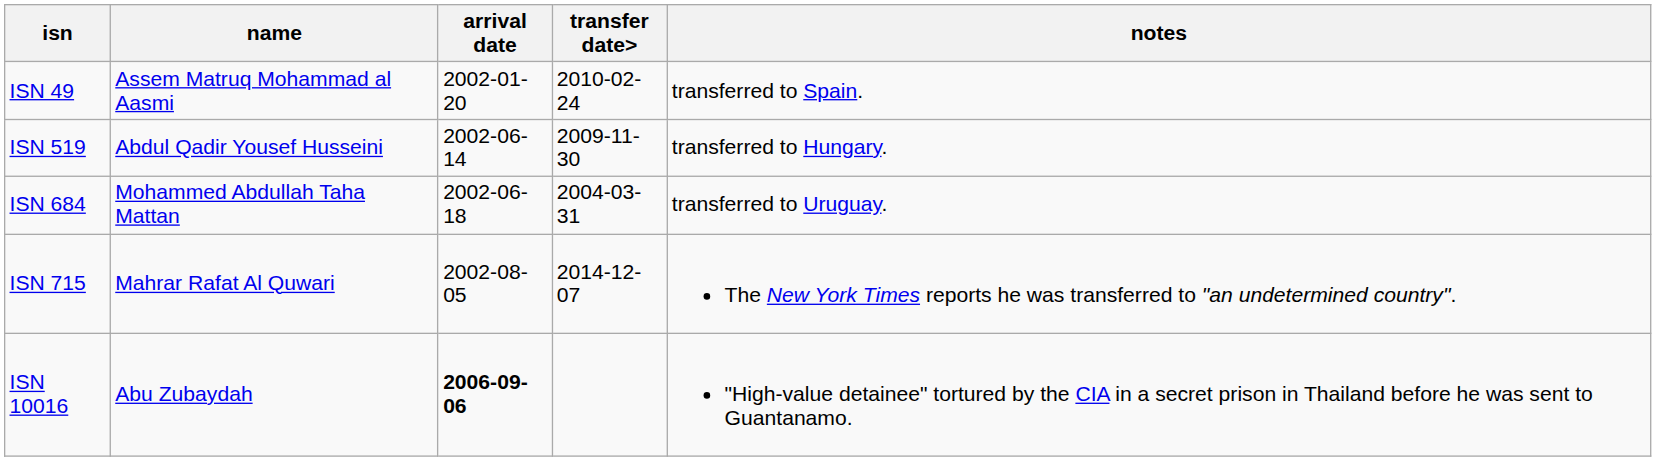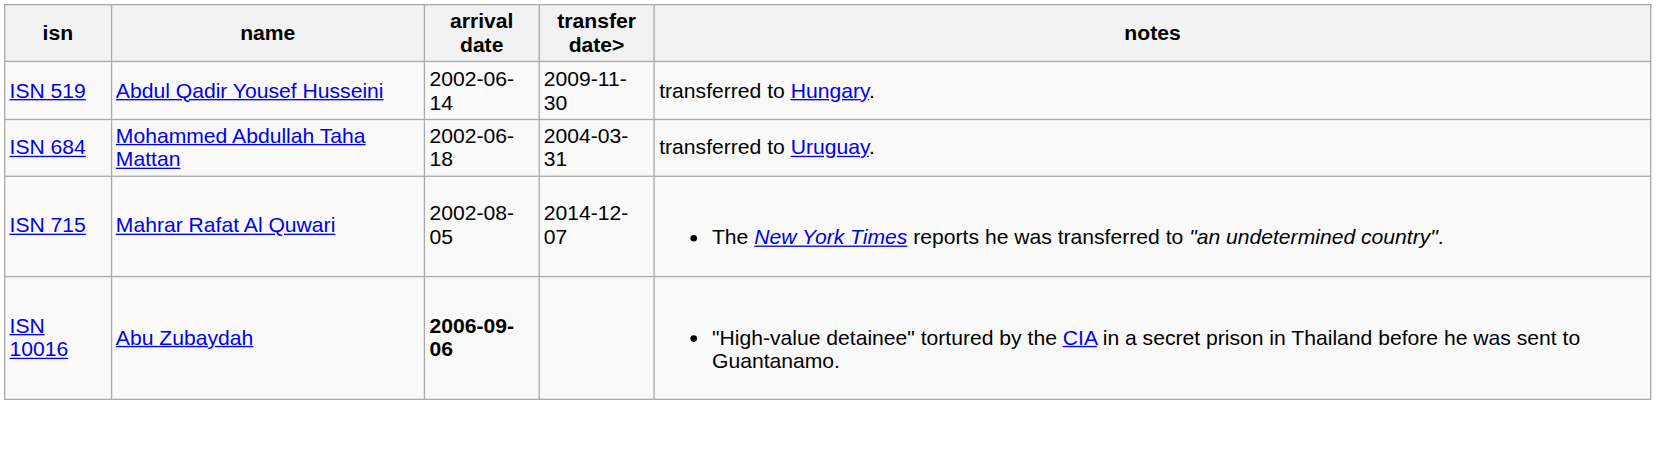- row: (42, 90)
